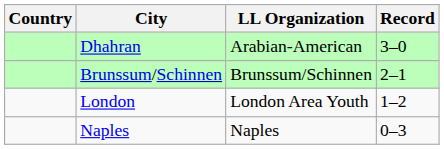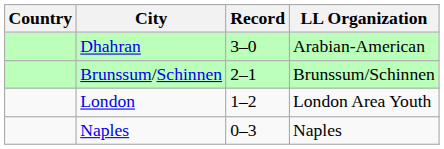columns swapped: (301, 18) <-> (407, 18)
